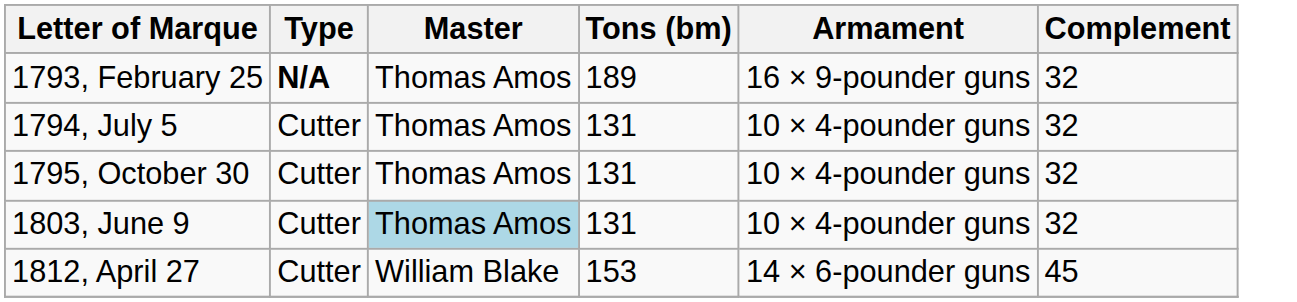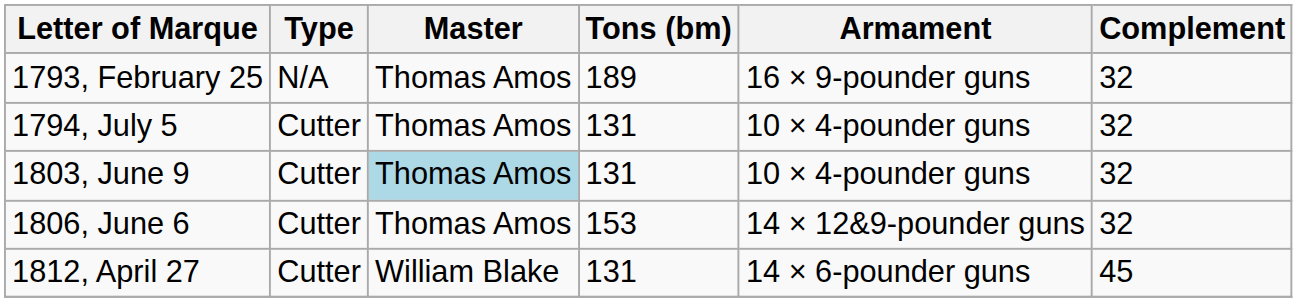(304, 77) bold -> (303, 77) normal
- row: (131, 175)
+ row: (101, 223)
(611, 272) 153 -> (611, 272) 131
